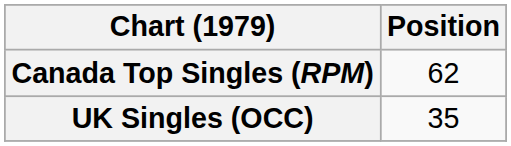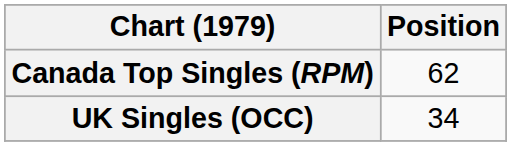(443, 118) 35 -> (443, 118) 34
